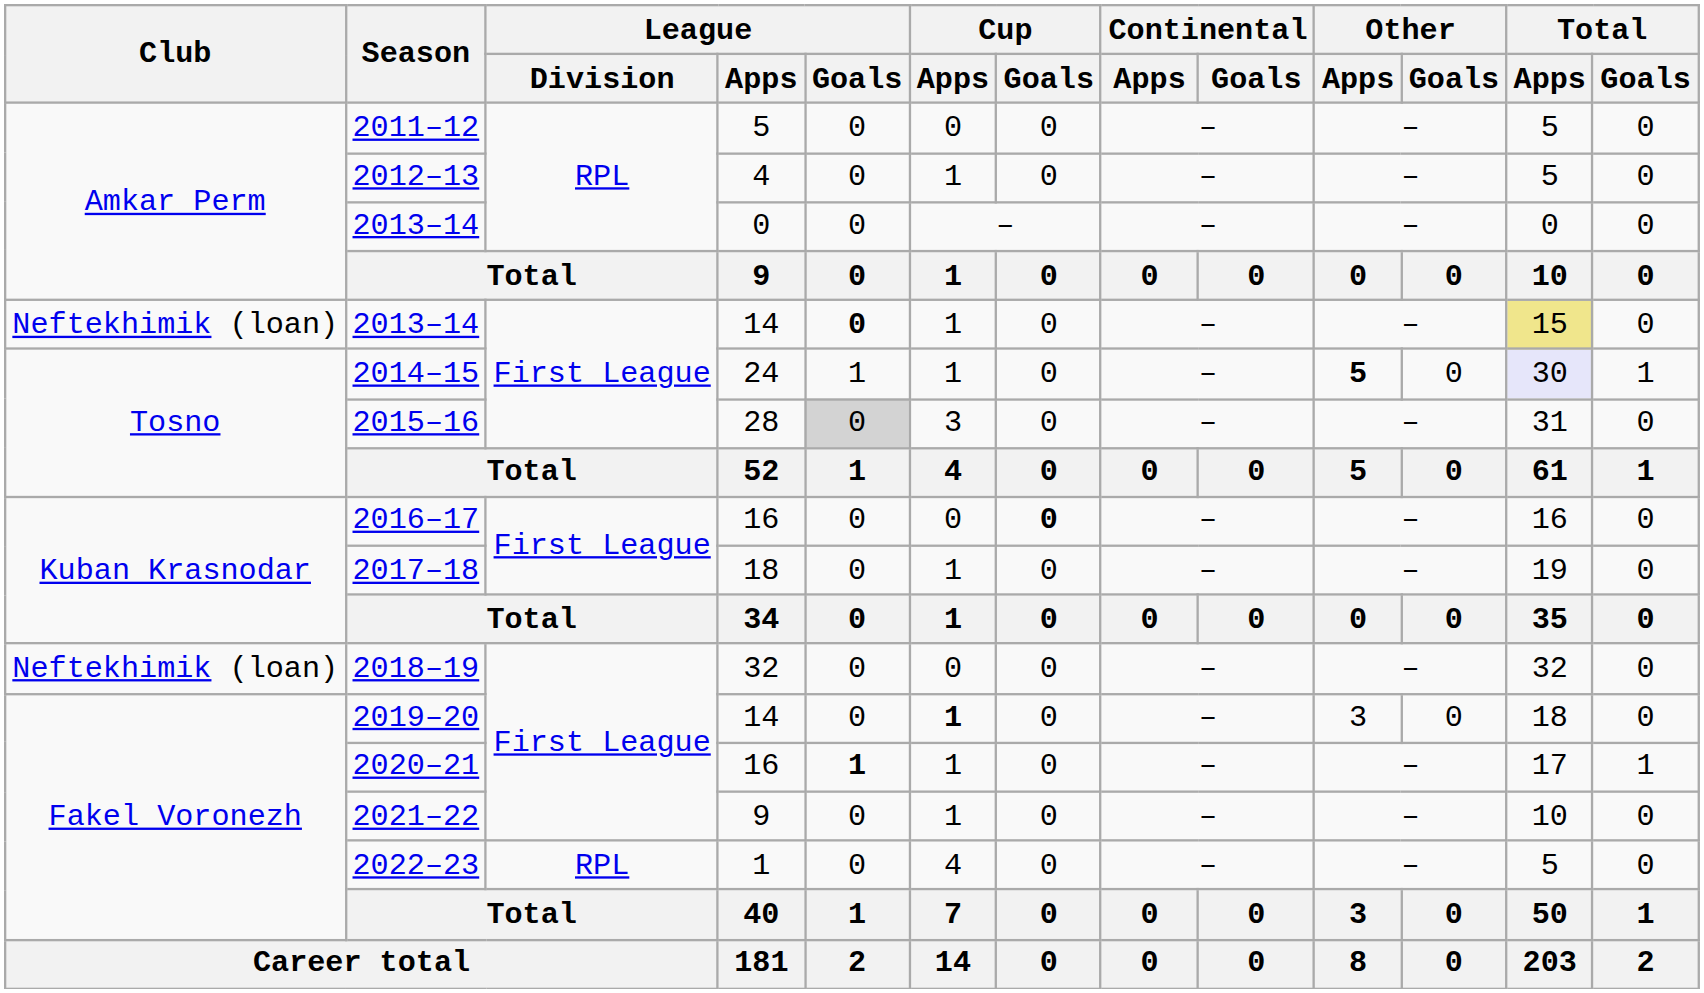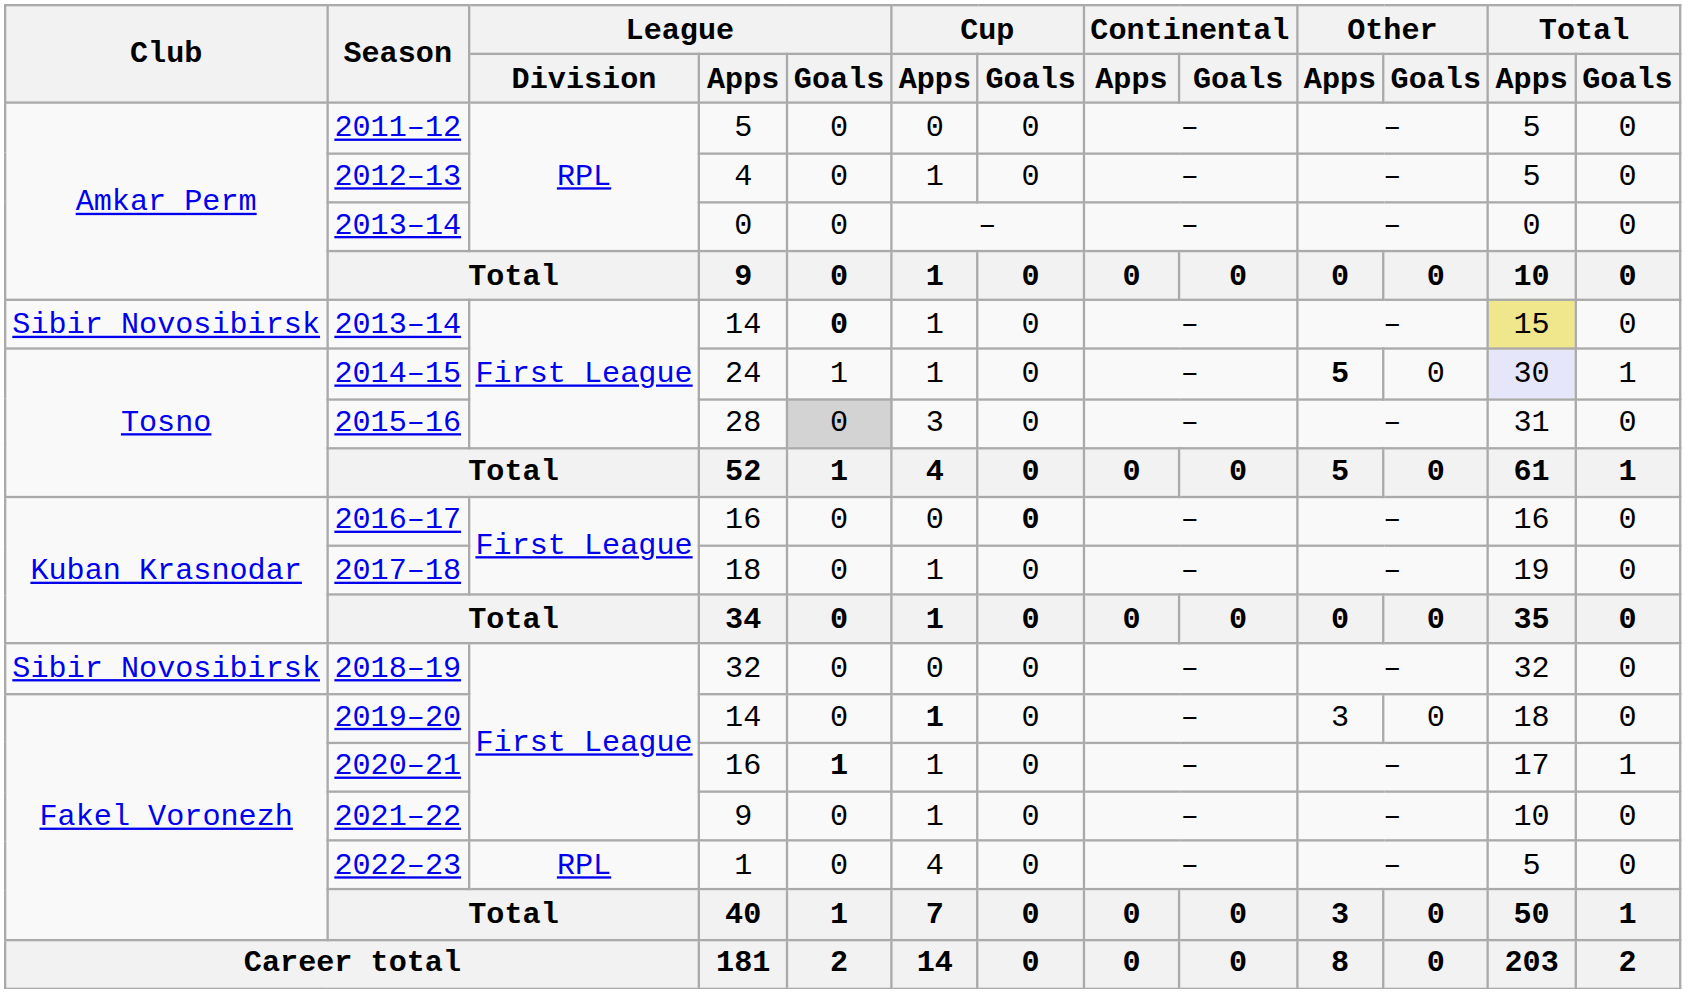(175, 325) Neftekhimik (loan) -> (166, 325) Sibir Novosibirsk
(175, 669) Neftekhimik (loan) -> (166, 669) Sibir Novosibirsk
